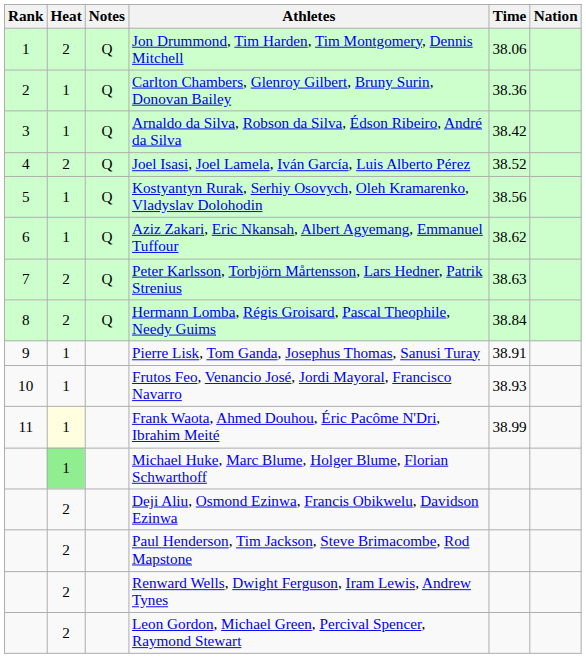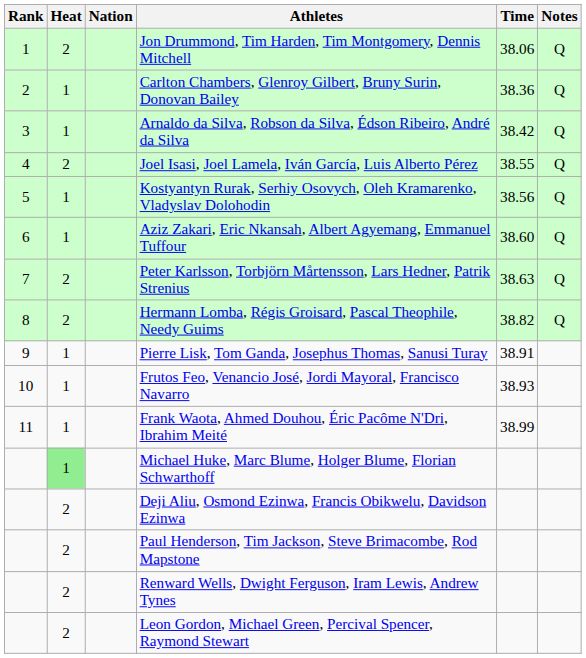columns swapped: (556, 16) <-> (107, 16)
(510, 164) 38.52 -> (517, 164) 38.55
(510, 238) 38.62 -> (517, 238) 38.60
(510, 320) 38.84 -> (517, 320) 38.82
(66, 427) lightyellow background -> (66, 427) no background
